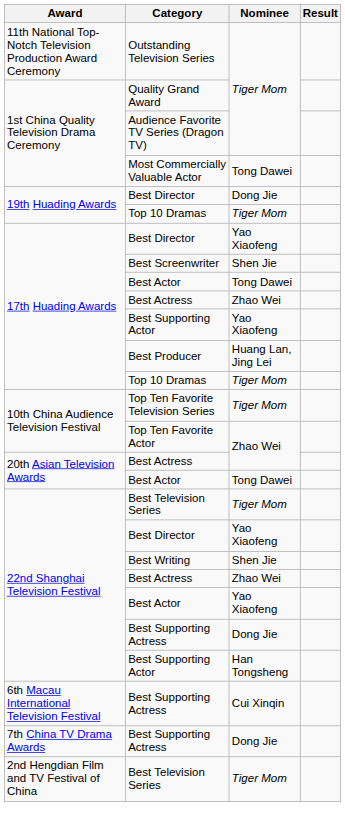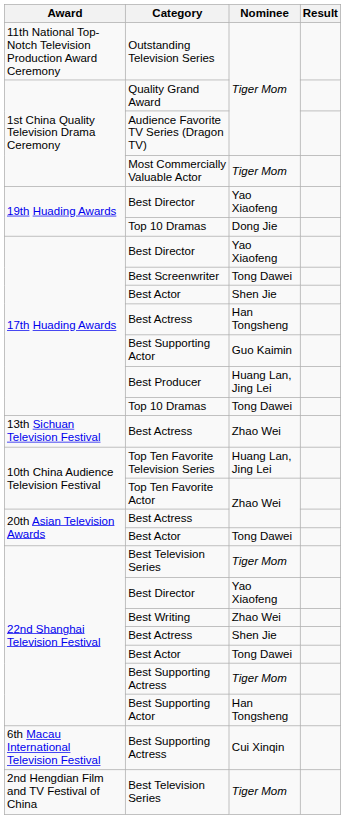(262, 170) Tong Dawei -> (259, 170) Tiger Mom
(255, 195) Dong Jie -> (255, 202) Yao Xiaofeng
(259, 213) Tiger Mom -> (255, 226) Dong Jie
(254, 263) Shen Jie -> (262, 276) Tong Dawei
(262, 281) Tong Dawei -> (254, 294) Shen Jie
(256, 300) Zhao Wei -> (260, 319) Han Tongsheng
(255, 324) Yao Xiaofeng -> (262, 350) Guo Kaimin
(259, 380) Tiger Mom -> (262, 406) Tong Dawei
+ row: (54, 431)
(259, 405) Tiger Mom -> (262, 462) Huang Lan, Jing Lei
(254, 560) Shen Jie -> (256, 617) Zhao Wei
(256, 578) Zhao Wei -> (254, 635) Shen Jie
(255, 603) Yao Xiaofeng -> (262, 654) Tong Dawei
(255, 634) Dong Jie -> (259, 678) Tiger Mom
- row: (59, 741)
